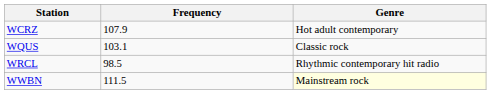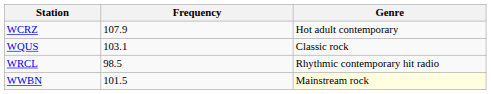(115, 81) 111.5 -> (115, 81) 101.5
